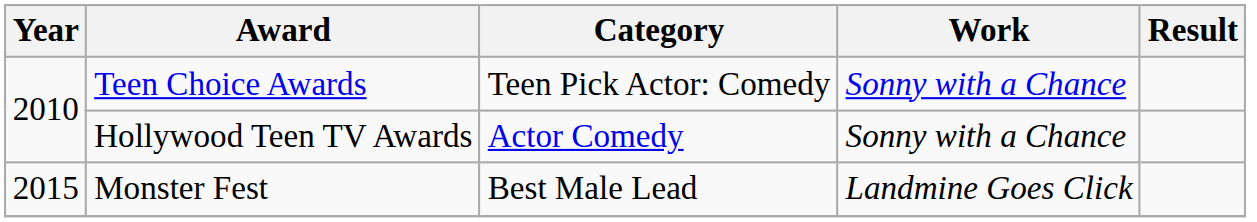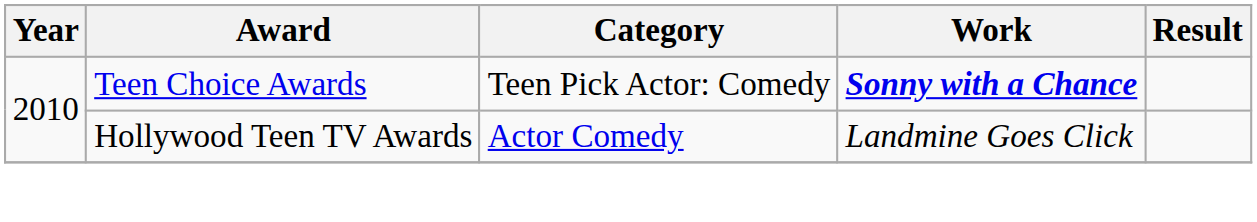(986, 83) normal -> (991, 83) bold
(986, 135) Sonny with a Chance -> (989, 135) Landmine Goes Click
- row: (181, 188)
